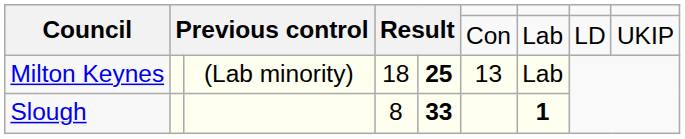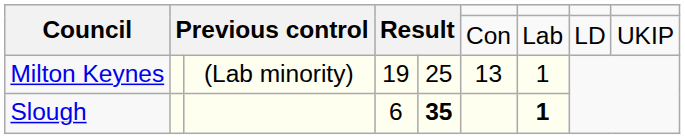(396, 74) 18 -> (396, 74) 19
(439, 74) bold -> (439, 74) normal
(543, 74) Lab -> (543, 74) 1
(396, 112) 8 -> (396, 112) 6
(439, 112) 33 -> (439, 112) 35
